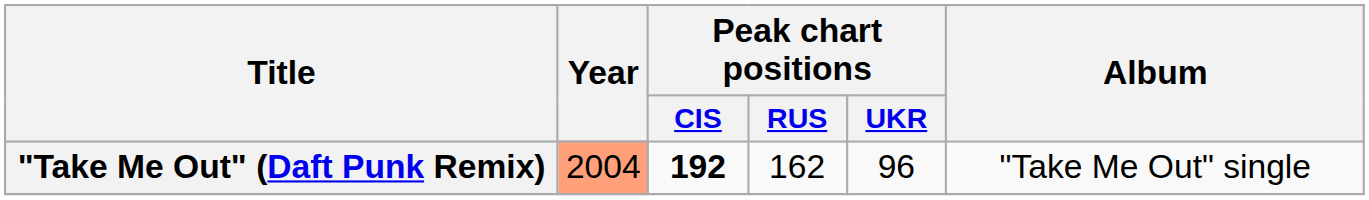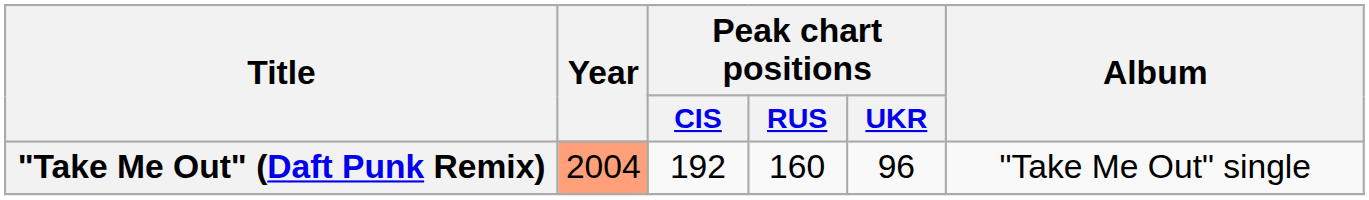(698, 167) bold -> (698, 167) normal
(797, 167) 162 -> (797, 167) 160
